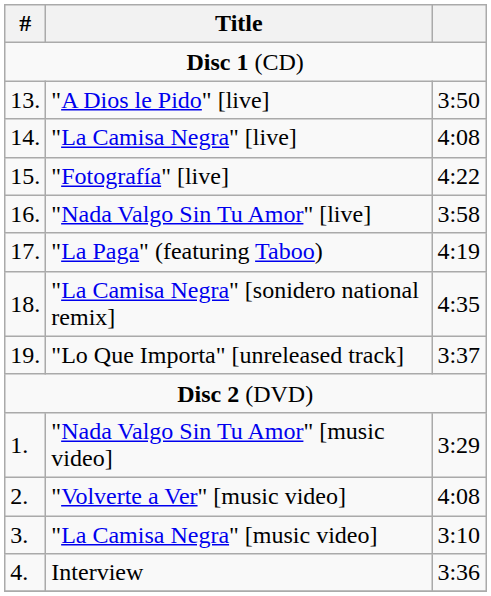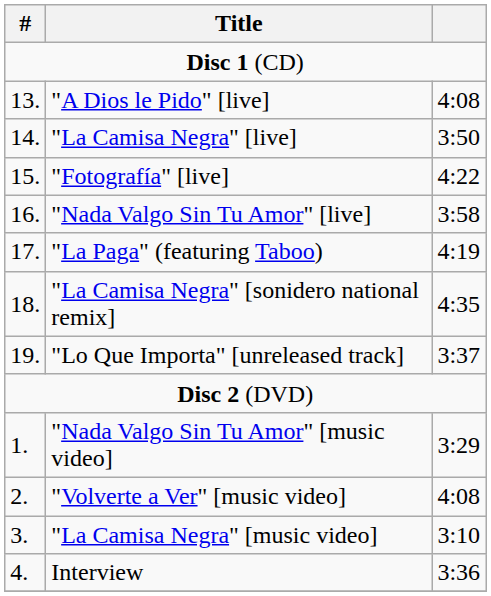(459, 99) 3:50 -> (459, 99) 4:08
(459, 137) 4:08 -> (459, 137) 3:50
